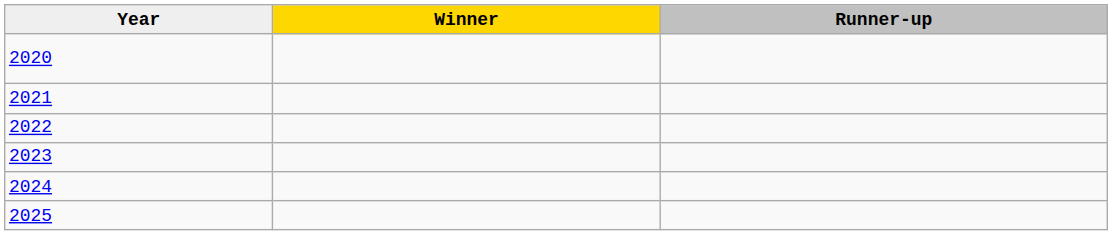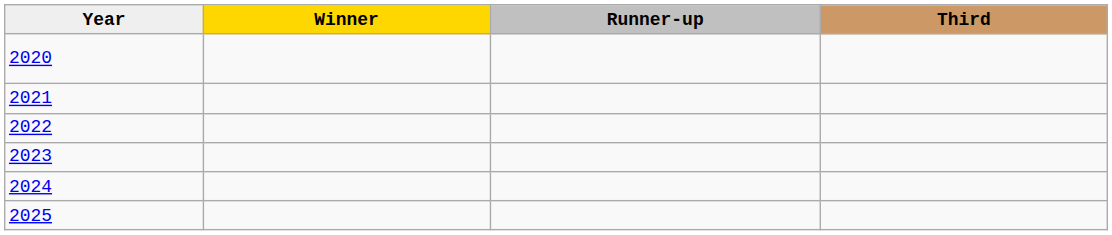+ column: (964, 19)
